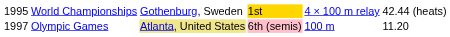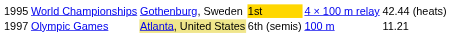(275, 26) pink background -> (275, 26) no background
(396, 26) 11.20 -> (396, 26) 11.21
